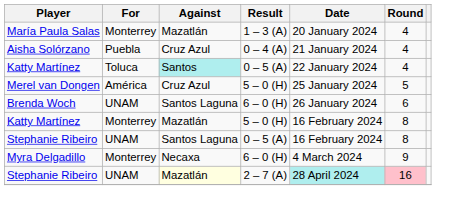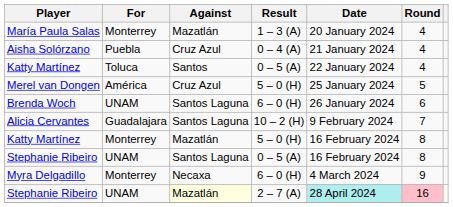(179, 67) paleturquoise background -> (190, 67) no background
+ row: (48, 121)
